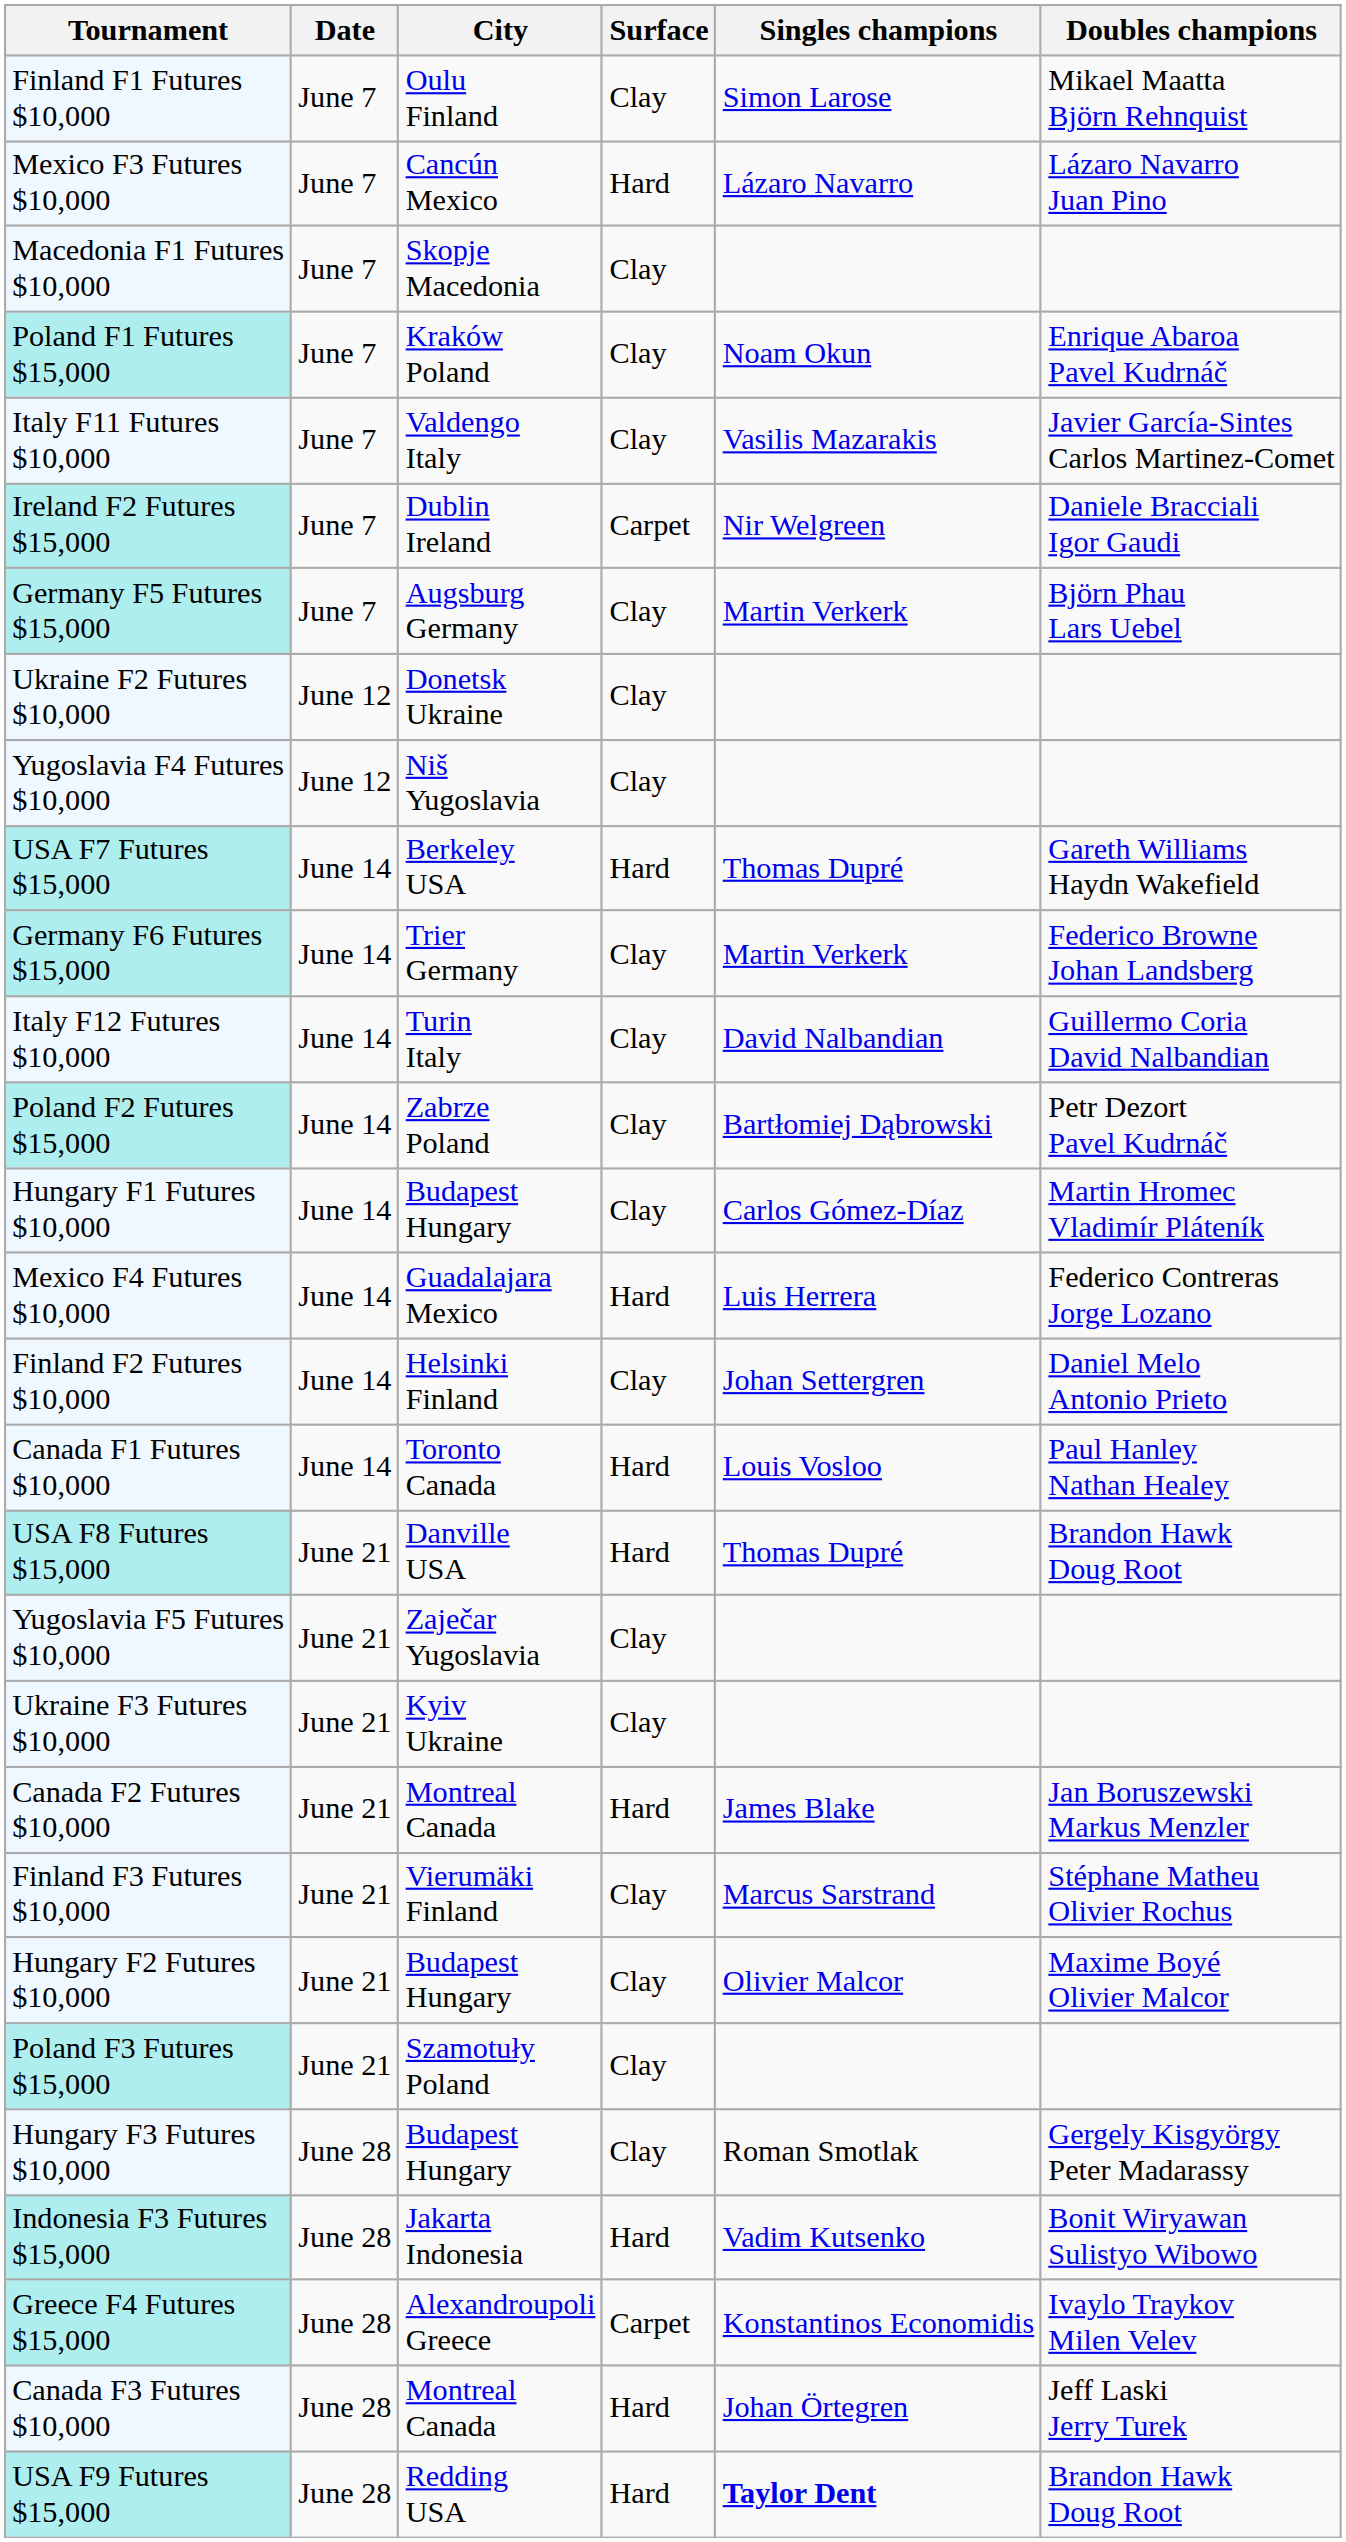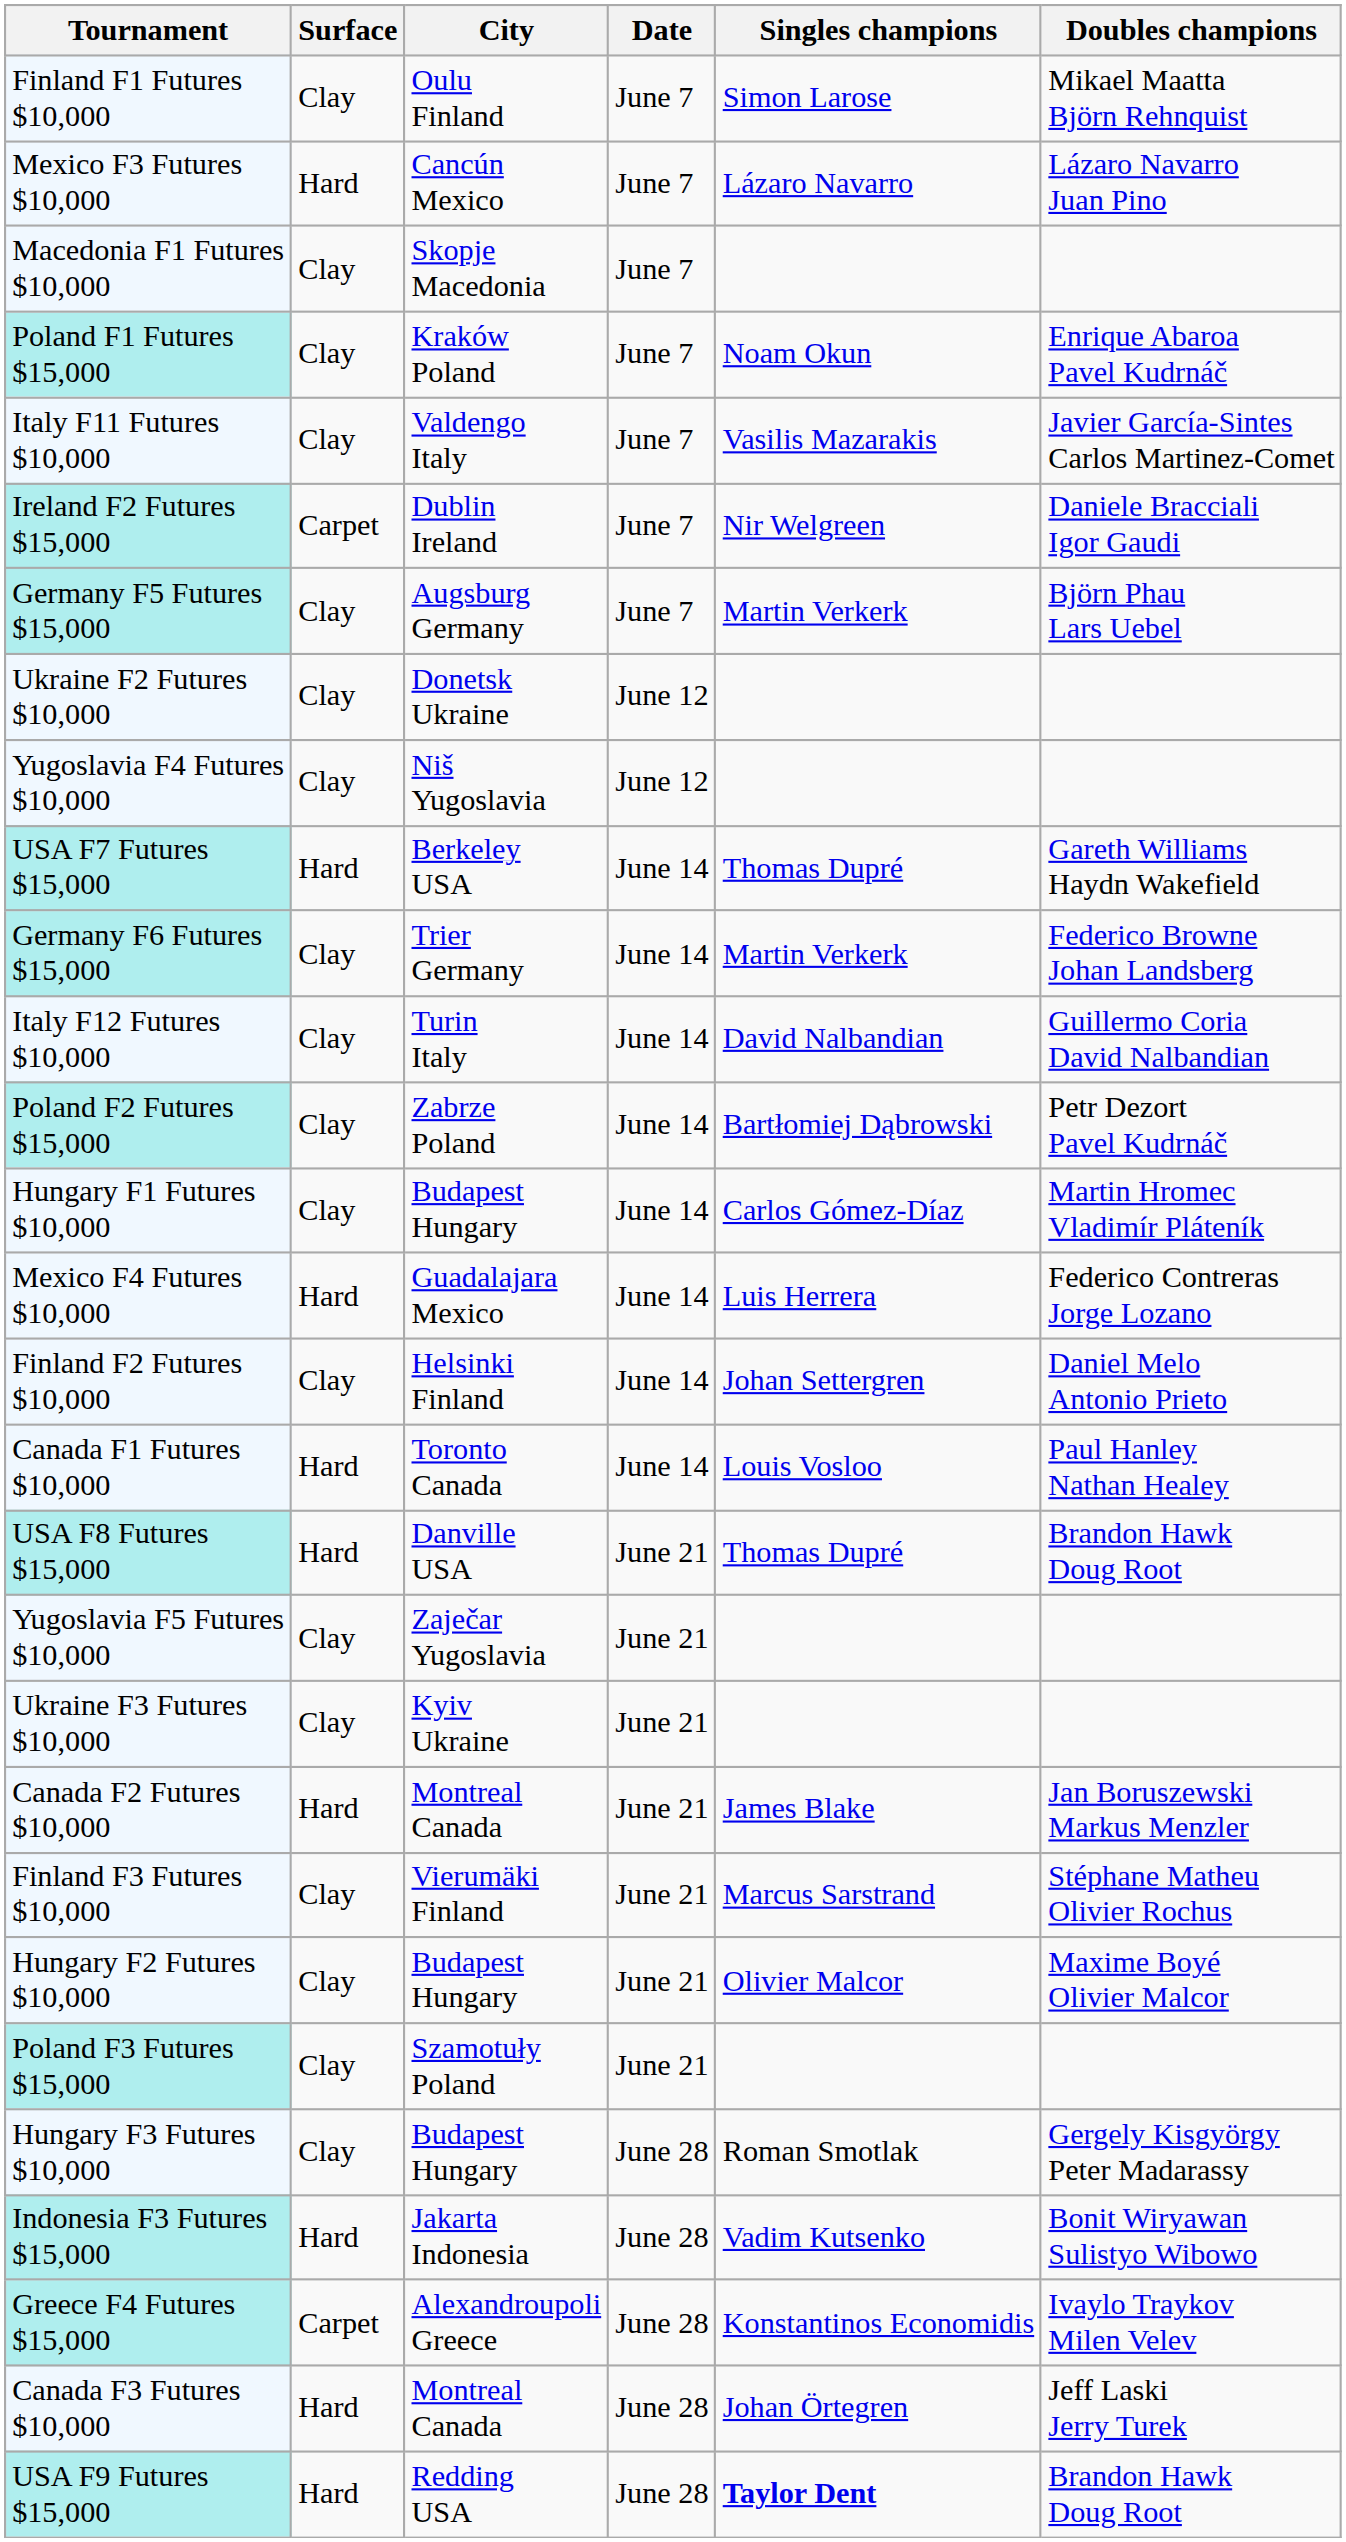columns swapped: (345, 29) <-> (659, 29)
